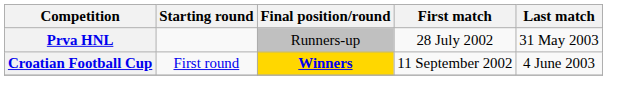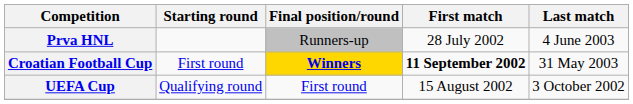(559, 39) 31 May 2003 -> (579, 39) 4 June 2003
(455, 63) normal -> (466, 63) bold
(559, 63) 4 June 2003 -> (579, 63) 31 May 2003
+ row: (80, 87)
